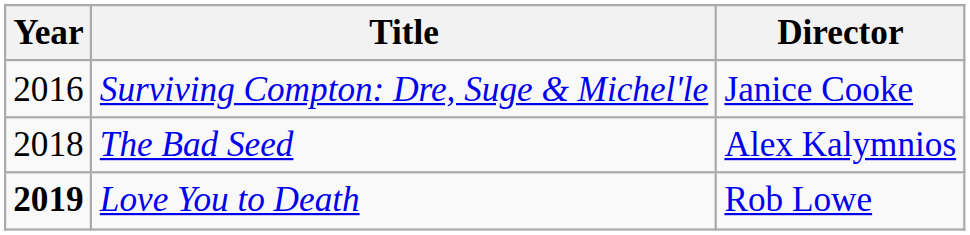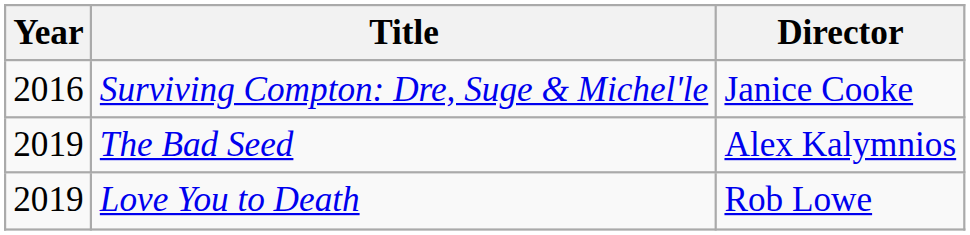(48, 144) 2018 -> (48, 144) 2019
(48, 199) bold -> (48, 199) normal
